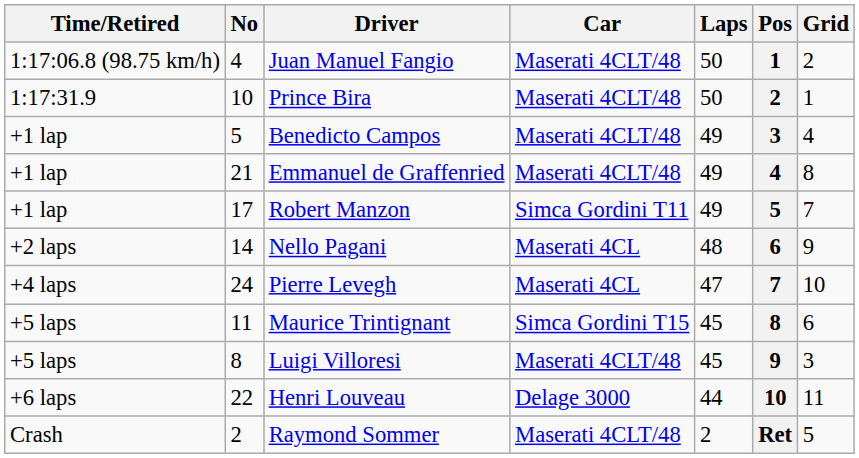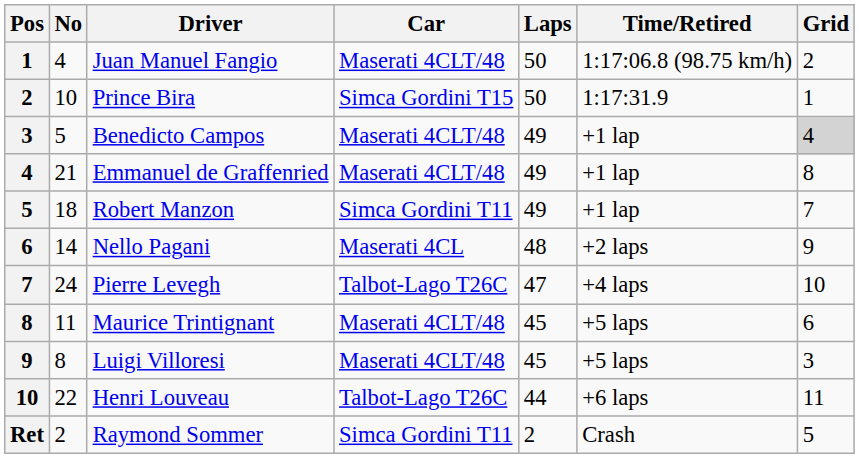columns swapped: (775, 23) <-> (115, 23)
(598, 98) Maserati 4CLT/48 -> (426, 98) Simca Gordini T15
(808, 135) no background -> (808, 135) lightgrey background
(242, 210) 17 -> (66, 210) 18
(578, 284) Maserati 4CL -> (423, 284) Talbot-Lago T26C
(602, 322) Simca Gordini T15 -> (422, 322) Maserati 4CLT/48
(573, 396) Delage 3000 -> (423, 396) Talbot-Lago T26C
(598, 434) Maserati 4CLT/48 -> (426, 434) Simca Gordini T11
